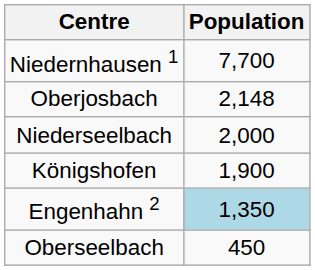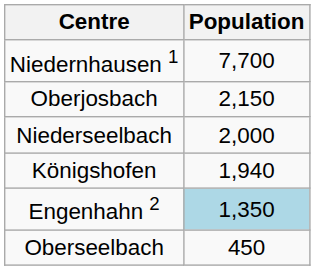(247, 99) 2,148 -> (247, 99) 2,150
(247, 170) 1,900 -> (247, 170) 1,940
